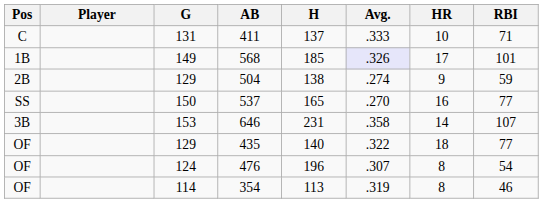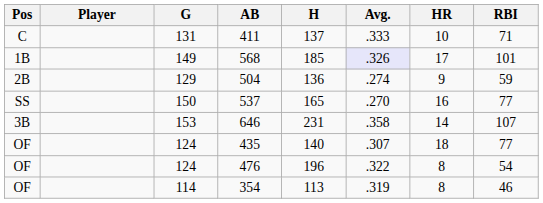(314, 79) 138 -> (314, 79) 136
(186, 144) 129 -> (186, 144) 124
(378, 144) .322 -> (378, 144) .307
(378, 166) .307 -> (378, 166) .322
